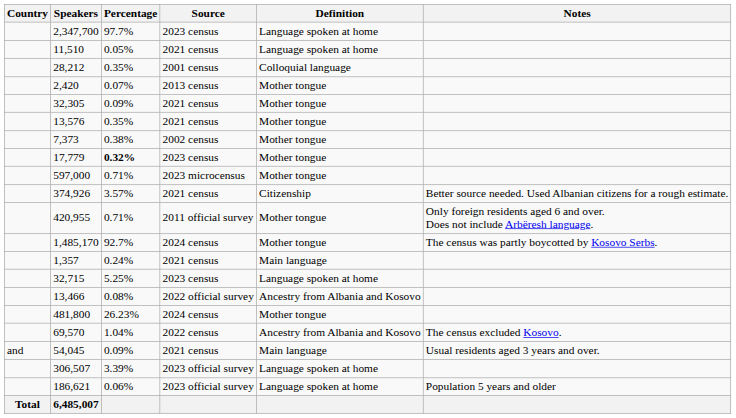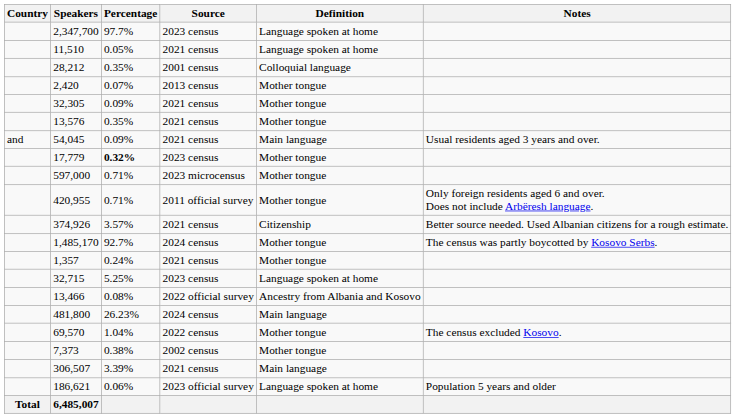rows swapped: (69, 350) <-> (66, 139)
rows swapped: (72, 193) <-> (72, 218)
(293, 260) Main language -> (293, 260) Mother tongue
(293, 314) Mother tongue -> (293, 314) Main language
(340, 332) Ancestry from Albania and Kosovo -> (293, 332) Mother tongue
(208, 368) 2023 official survey -> (190, 368) 2021 census
(319, 368) Language spoken at home -> (293, 368) Main language
